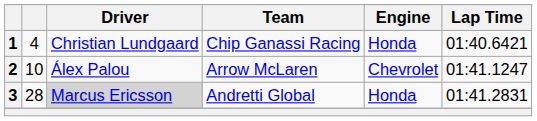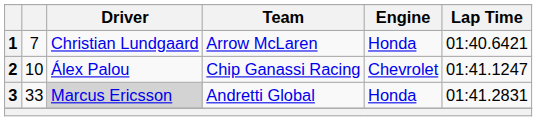(34, 44) 4 -> (34, 44) 7
(283, 44) Chip Ganassi Racing -> (262, 44) Arrow McLaren
(262, 70) Arrow McLaren -> (283, 70) Chip Ganassi Racing
(34, 96) 28 -> (34, 96) 33
